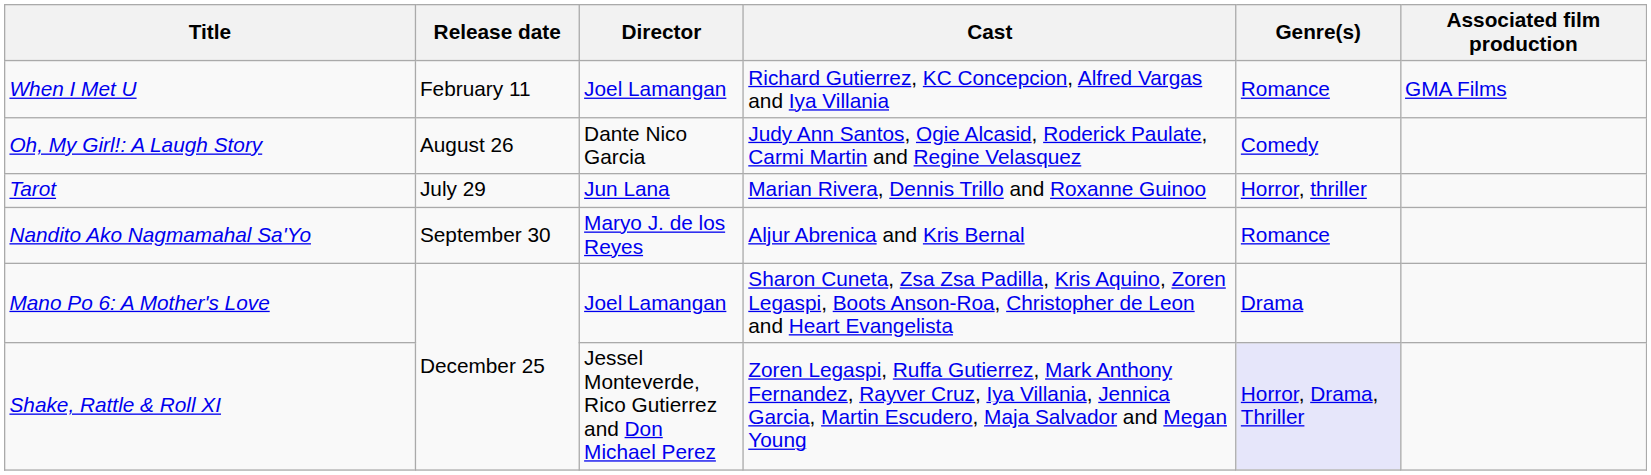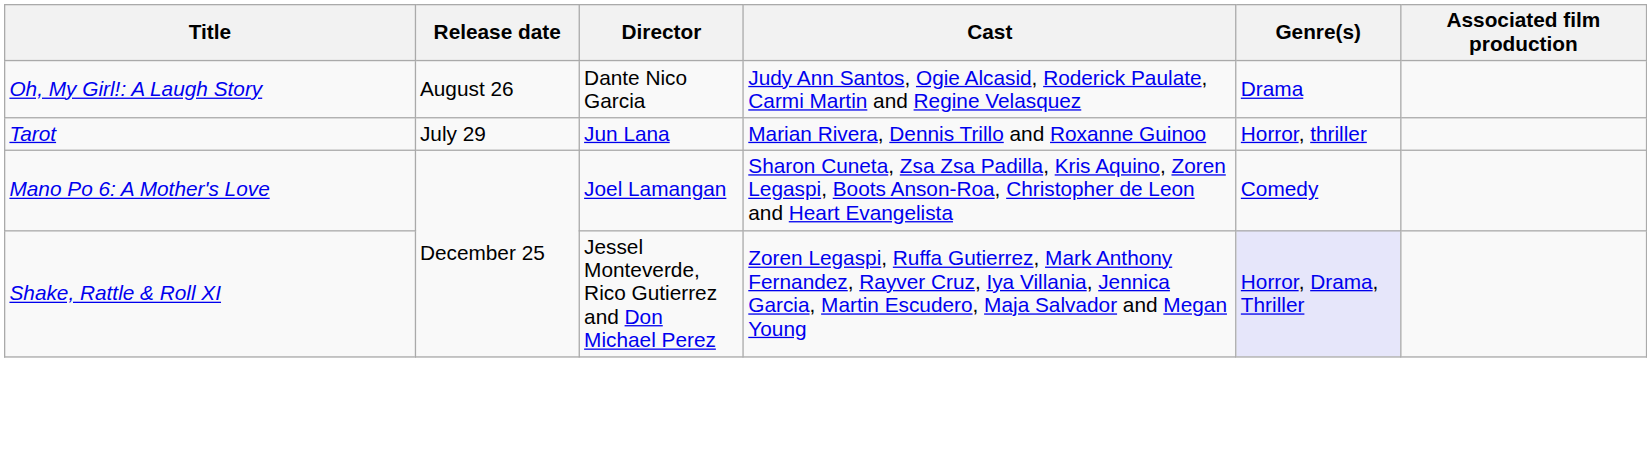- row: (73, 89)
(1280, 145) Comedy -> (1272, 89) Drama
- row: (160, 234)
(1272, 302) Drama -> (1280, 190) Comedy
